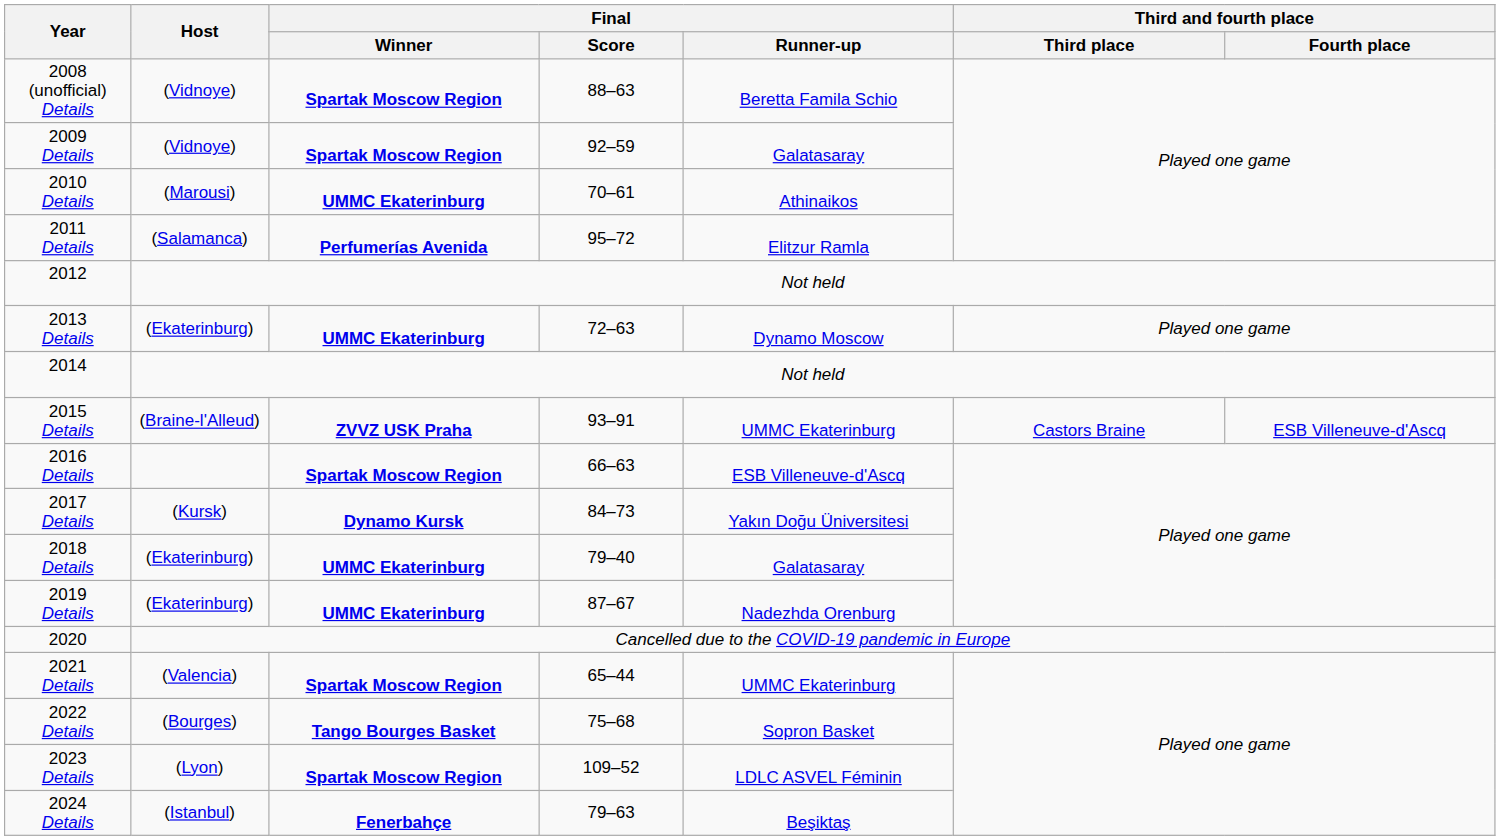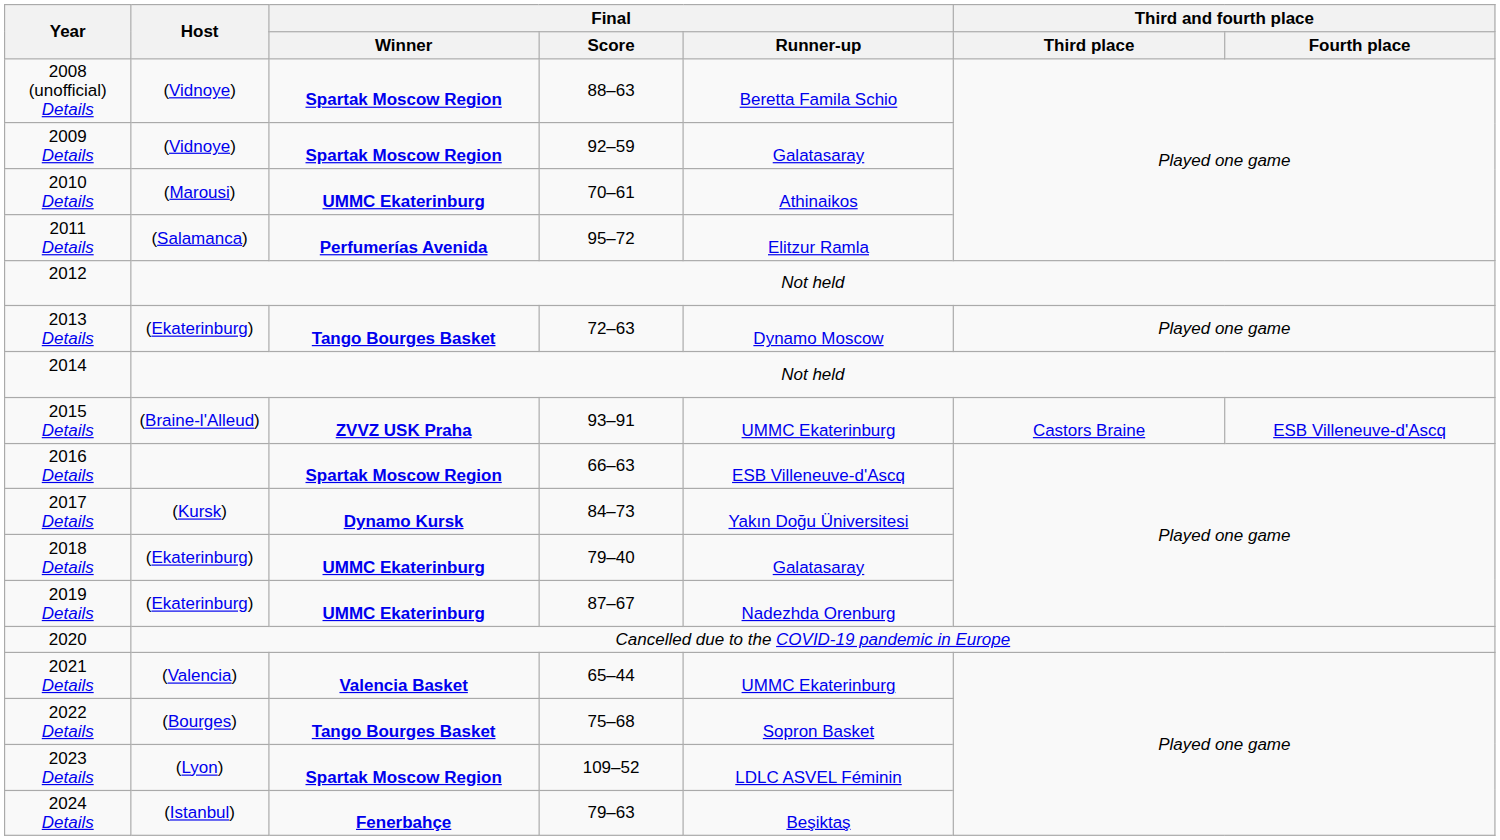(404, 338) UMMC Ekaterinburg -> (404, 338) Tango Bourges Basket
(404, 685) Spartak Moscow Region -> (404, 685) Valencia Basket
